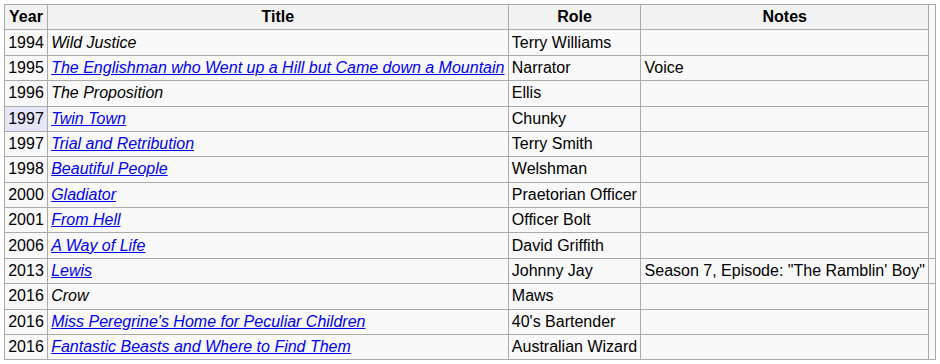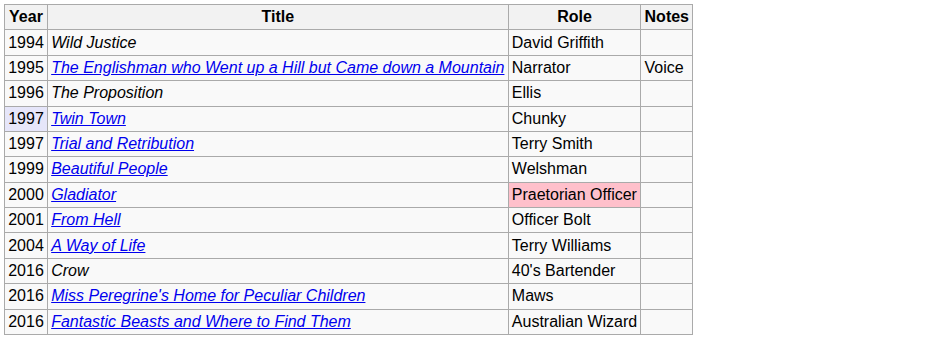(562, 42) Terry Williams -> (558, 42) David Griffith
(26, 169) 1998 -> (26, 169) 1999
(574, 194) no background -> (574, 194) pink background
(26, 245) 2006 -> (26, 245) 2004
(558, 245) David Griffith -> (562, 245) Terry Williams
- row: (72, 270)
(533, 296) Maws -> (564, 270) 40's Bartender
(564, 321) 40's Bartender -> (533, 296) Maws
